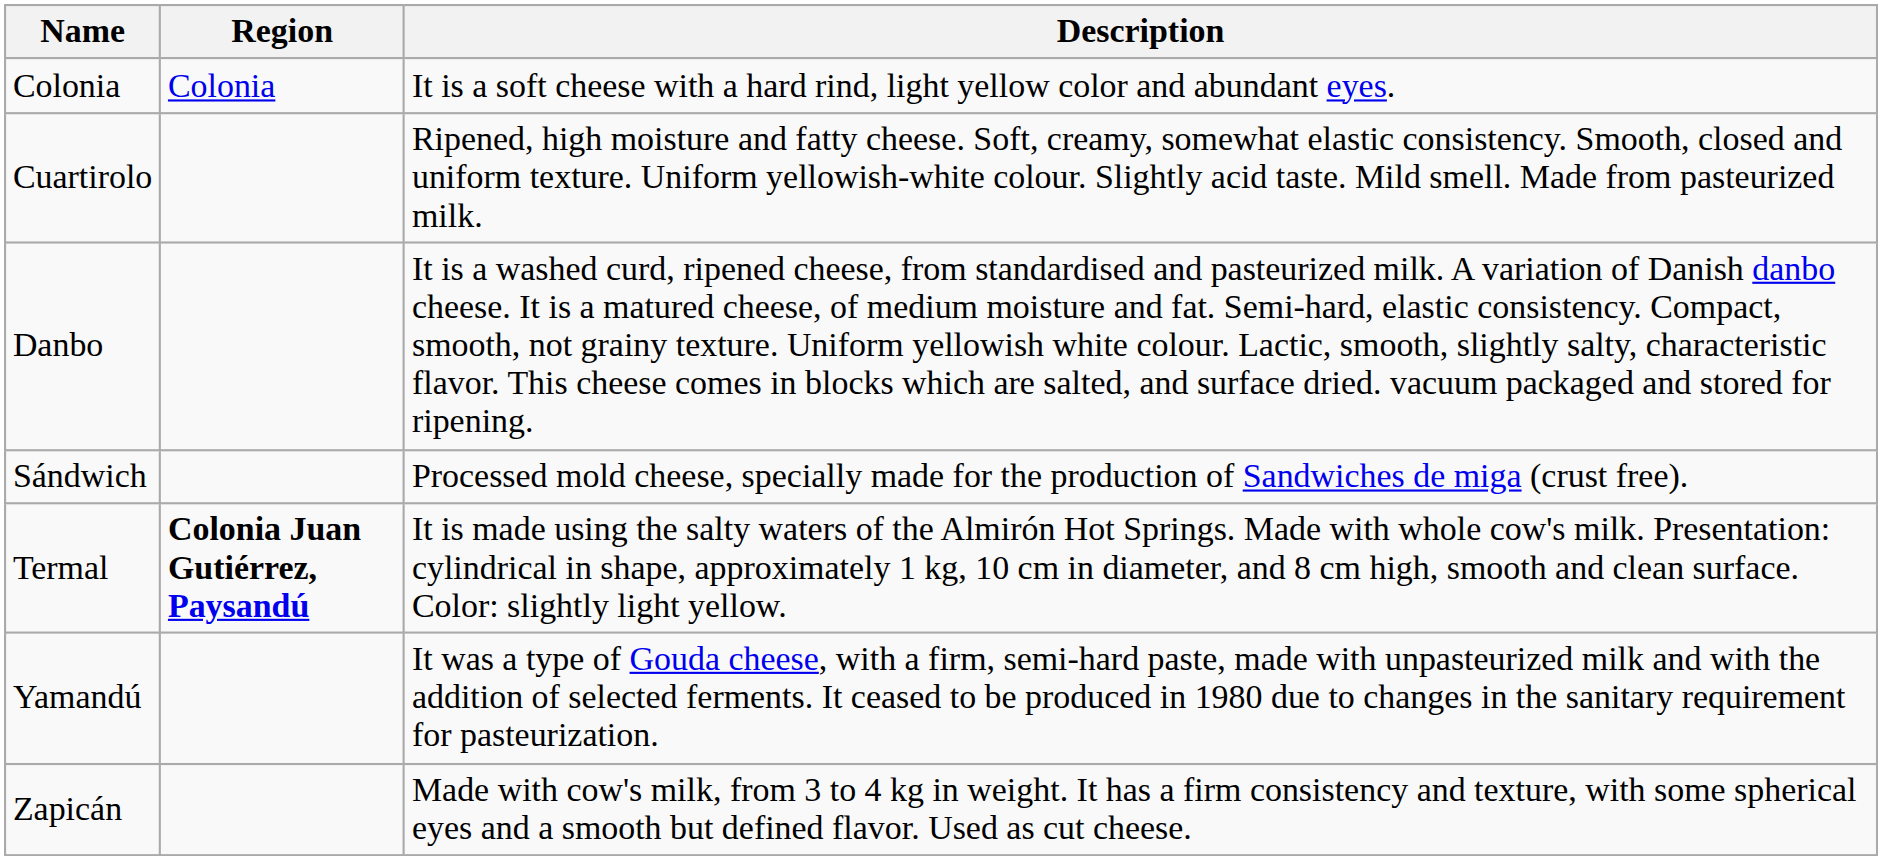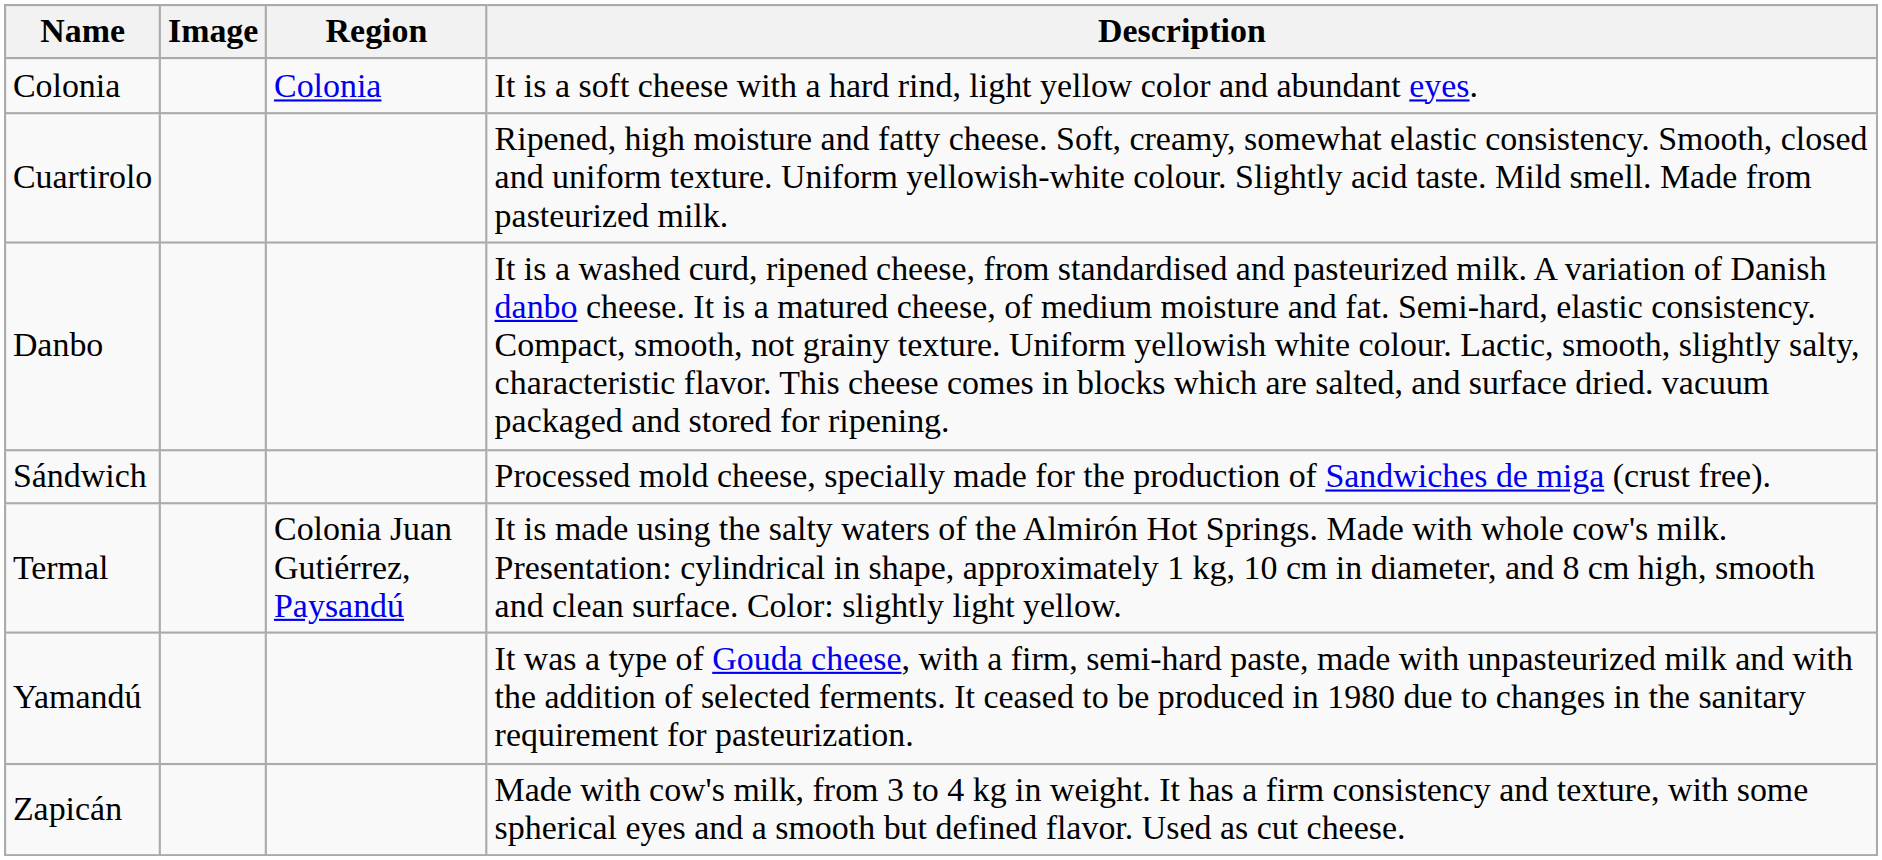+ column: (213, 31)
(265, 567) bold -> (363, 567) normal
